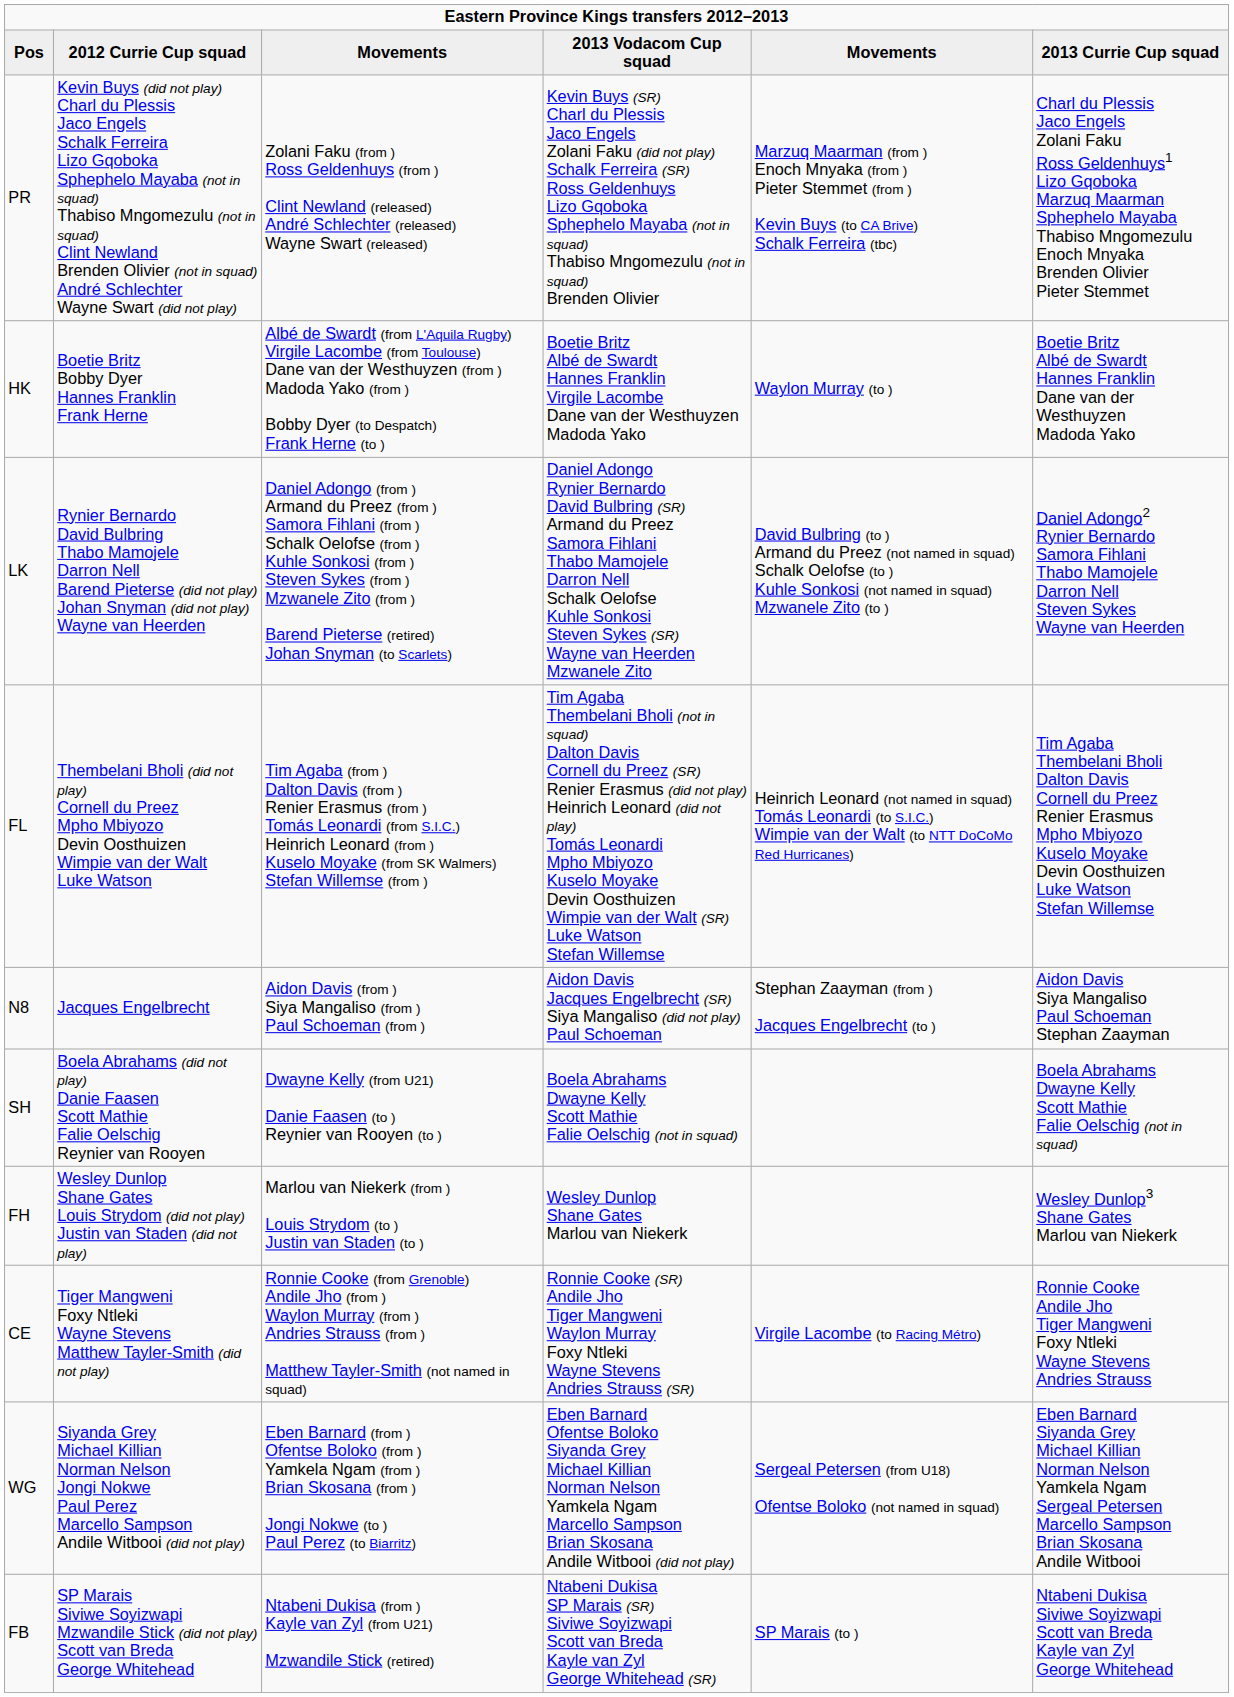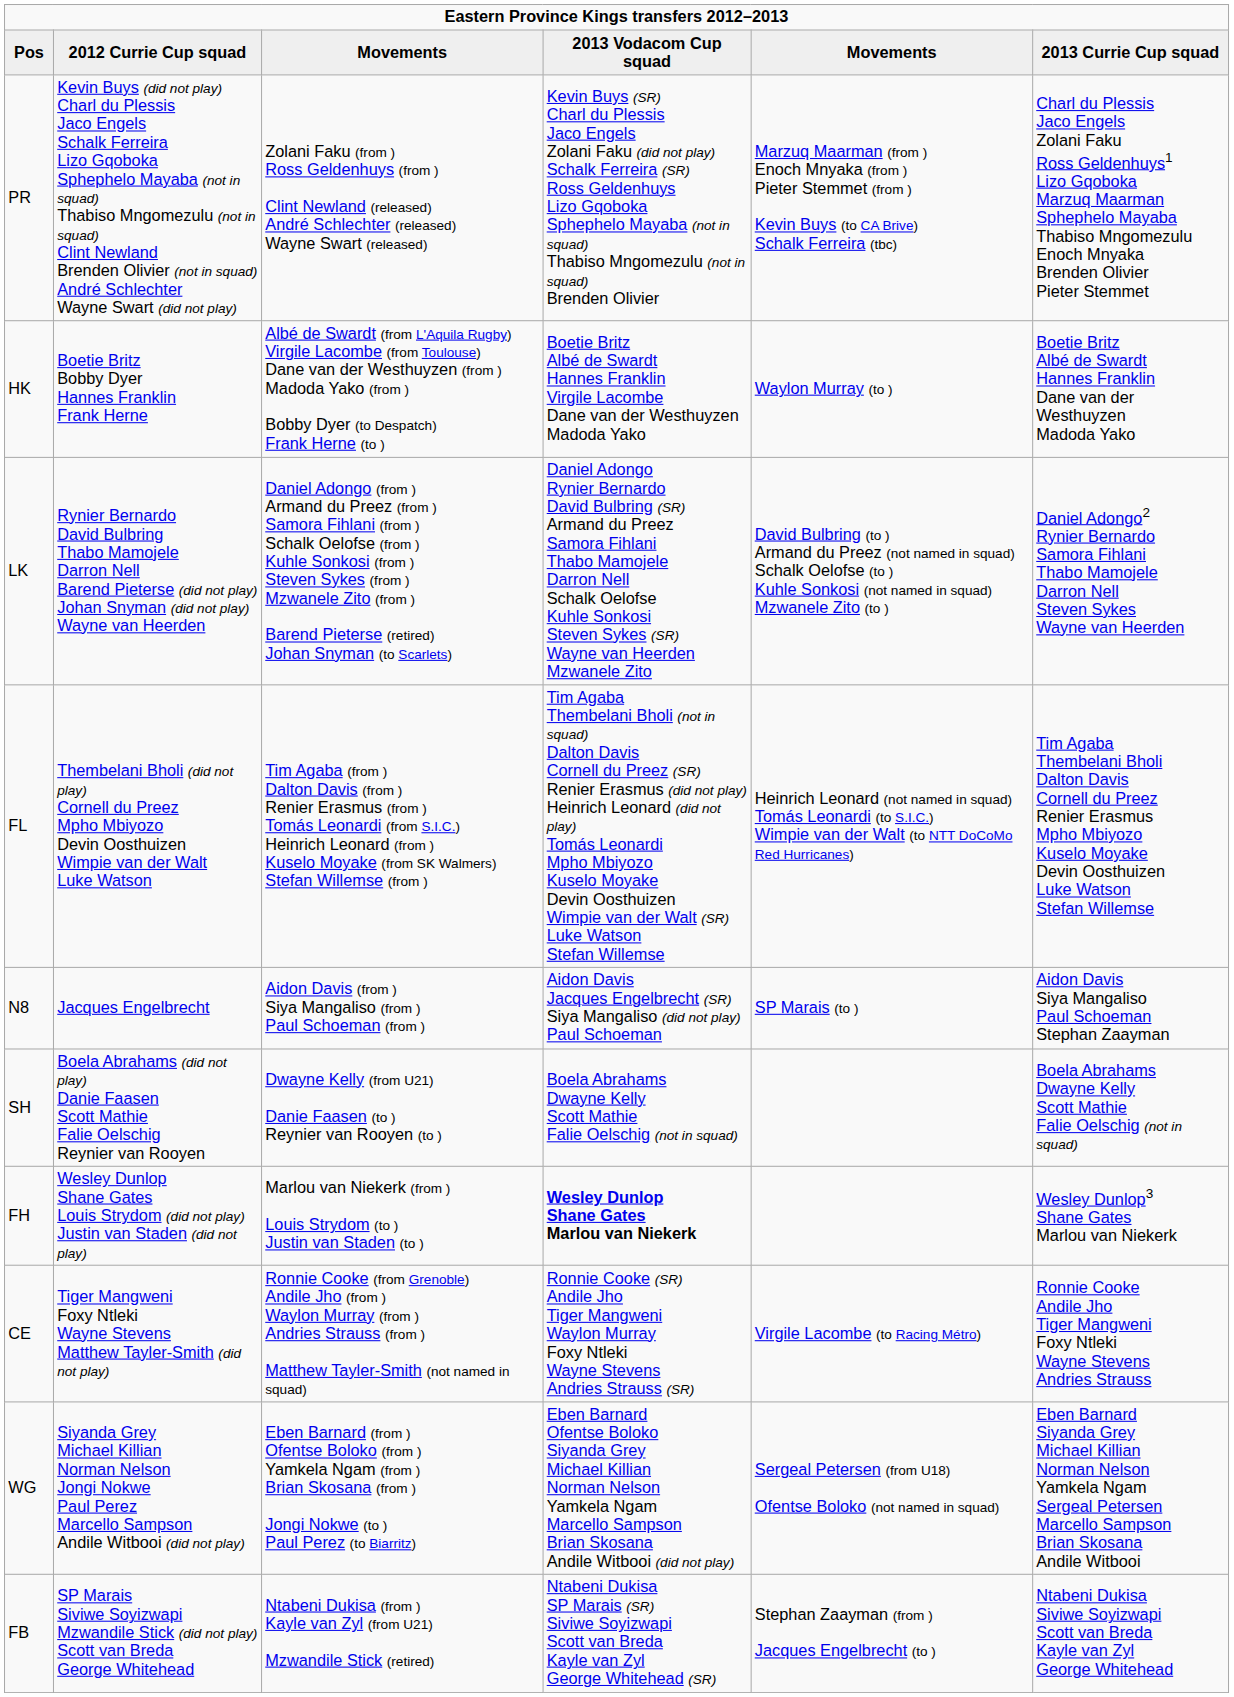(845, 1008) Stephan Zaayman (from ) Jacques Engelbrecht (to ) -> (807, 1008) SP Marais (to )
(617, 1215) normal -> (622, 1215) bold
(807, 1633) SP Marais (to ) -> (845, 1633) Stephan Zaayman (from ) Jacques Engelbrecht (to )
